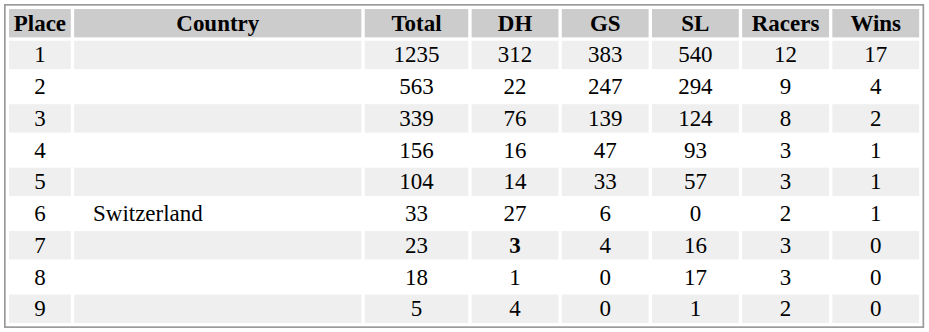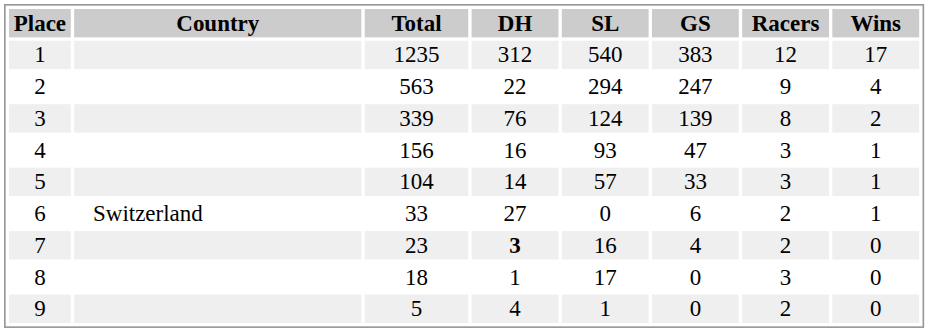columns swapped: (605, 23) <-> (695, 23)
(786, 245) 3 -> (786, 245) 2
